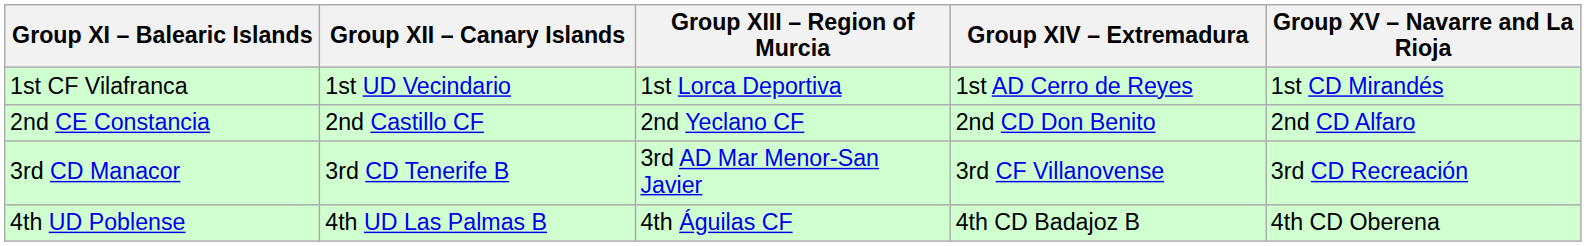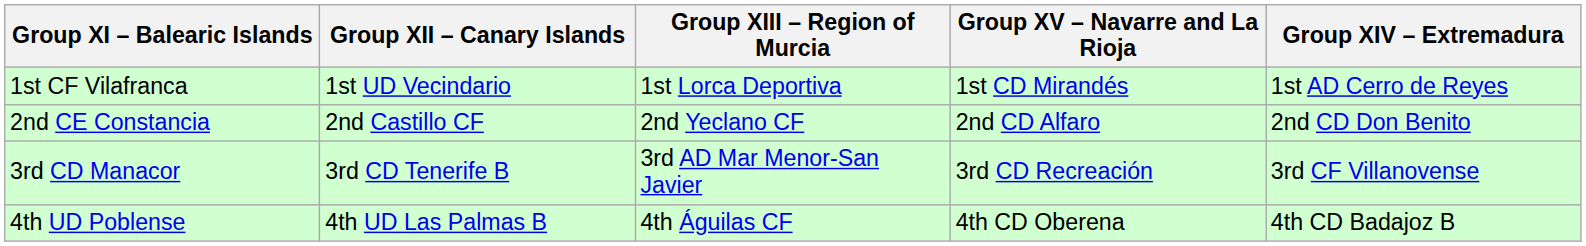columns swapped: (1108, 35) <-> (1423, 35)
